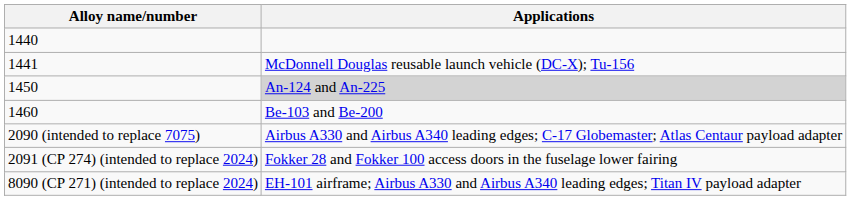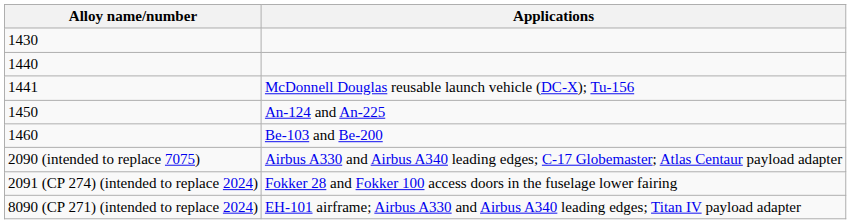+ row: (23, 40)
(325, 87) lightgrey background -> (325, 111) no background
